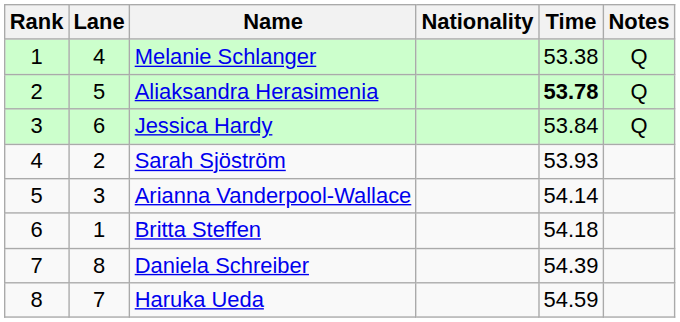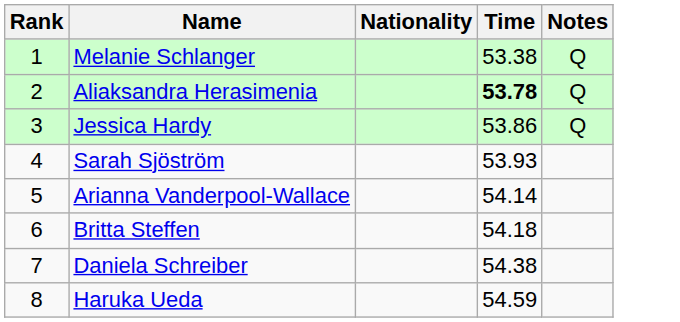- column: (99, 21)
(571, 126) 53.84 -> (510, 126) 53.86
(571, 265) 54.39 -> (510, 265) 54.38
